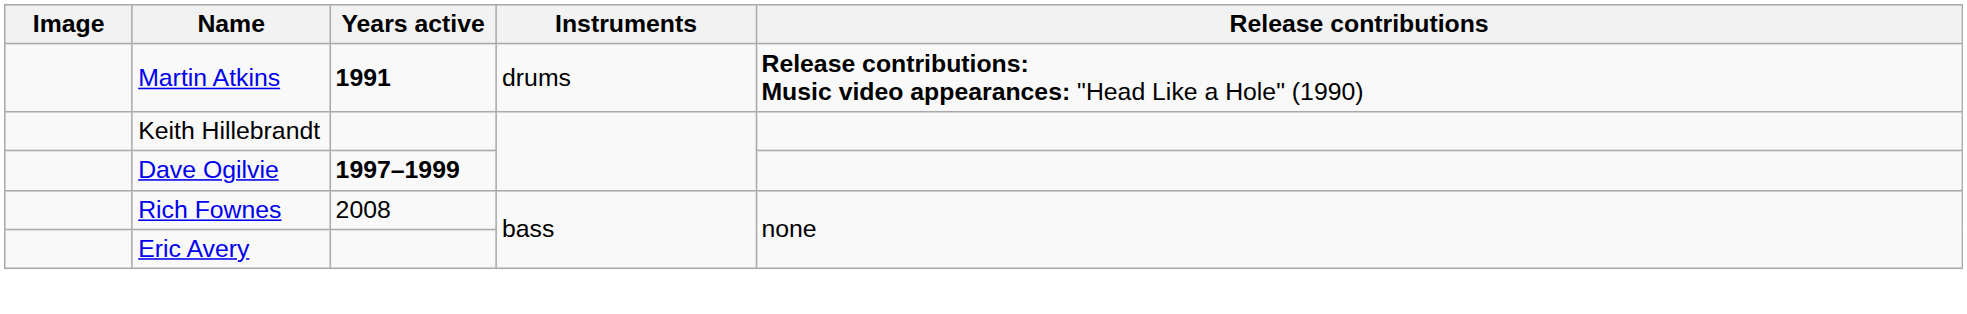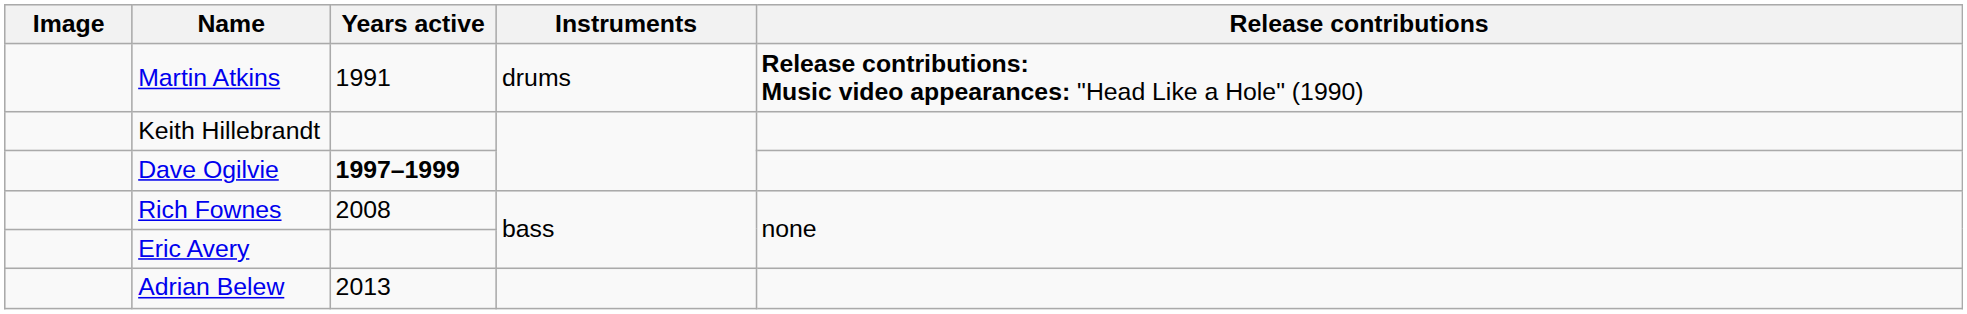(363, 77) bold -> (363, 77) normal
+ row: (211, 288)
